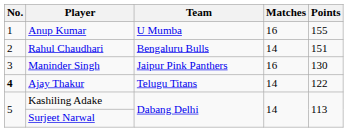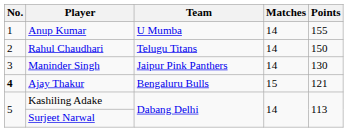(272, 30) 16 -> (272, 30) 14
(173, 48) Bengaluru Bulls -> (167, 48) Telugu Titans
(319, 48) 151 -> (319, 48) 150
(272, 65) 16 -> (272, 65) 14
(167, 83) Telugu Titans -> (173, 83) Bengaluru Bulls
(272, 83) 14 -> (272, 83) 15
(319, 83) 122 -> (319, 83) 121
